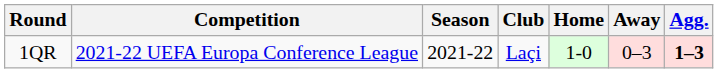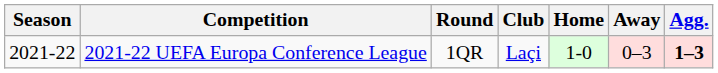columns swapped: (460, 20) <-> (38, 20)
